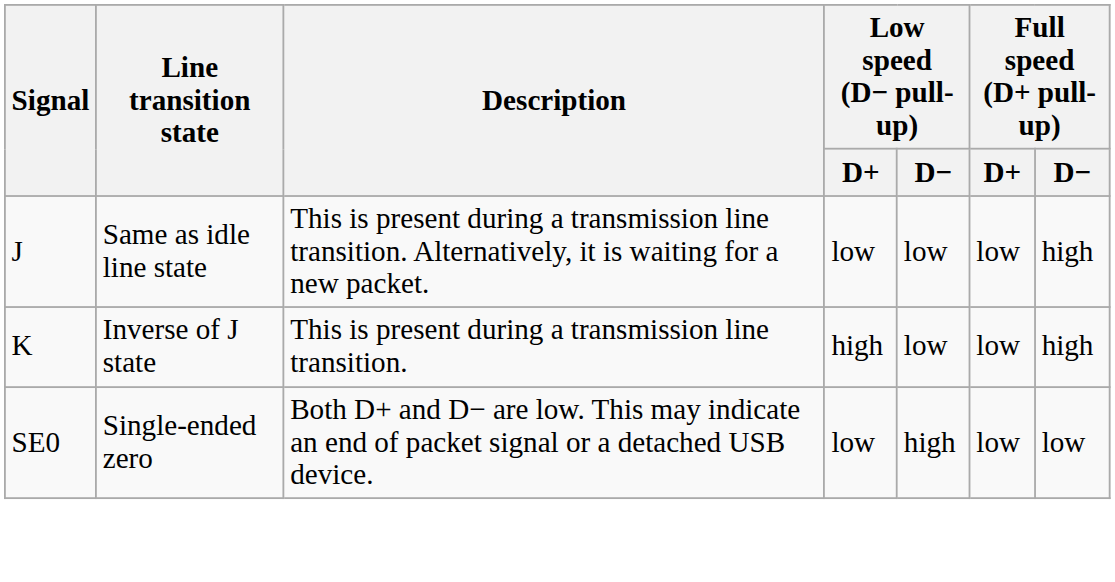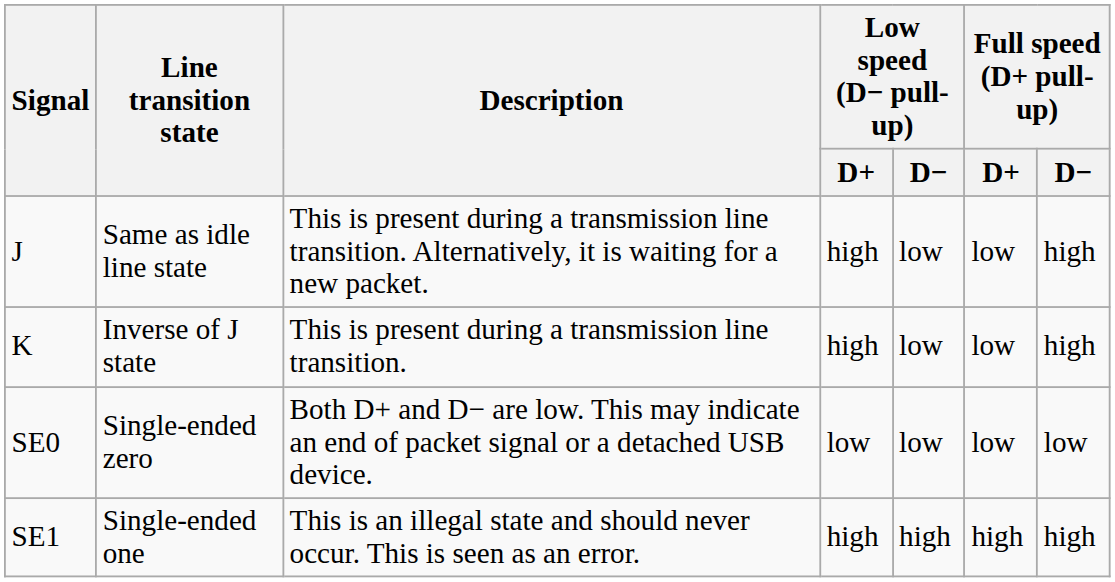(853, 250) low -> (853, 250) high
(930, 441) high -> (921, 441) low
+ row: (36, 536)
